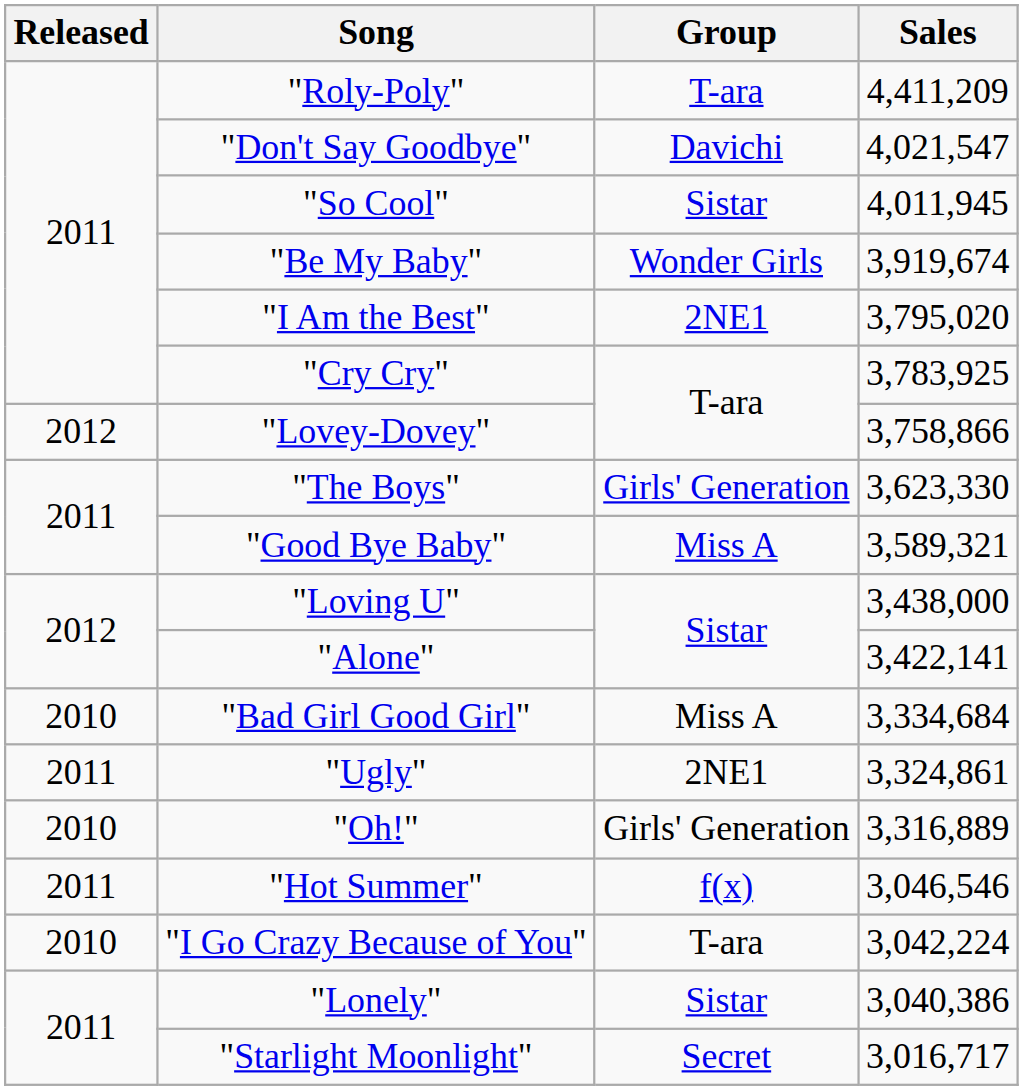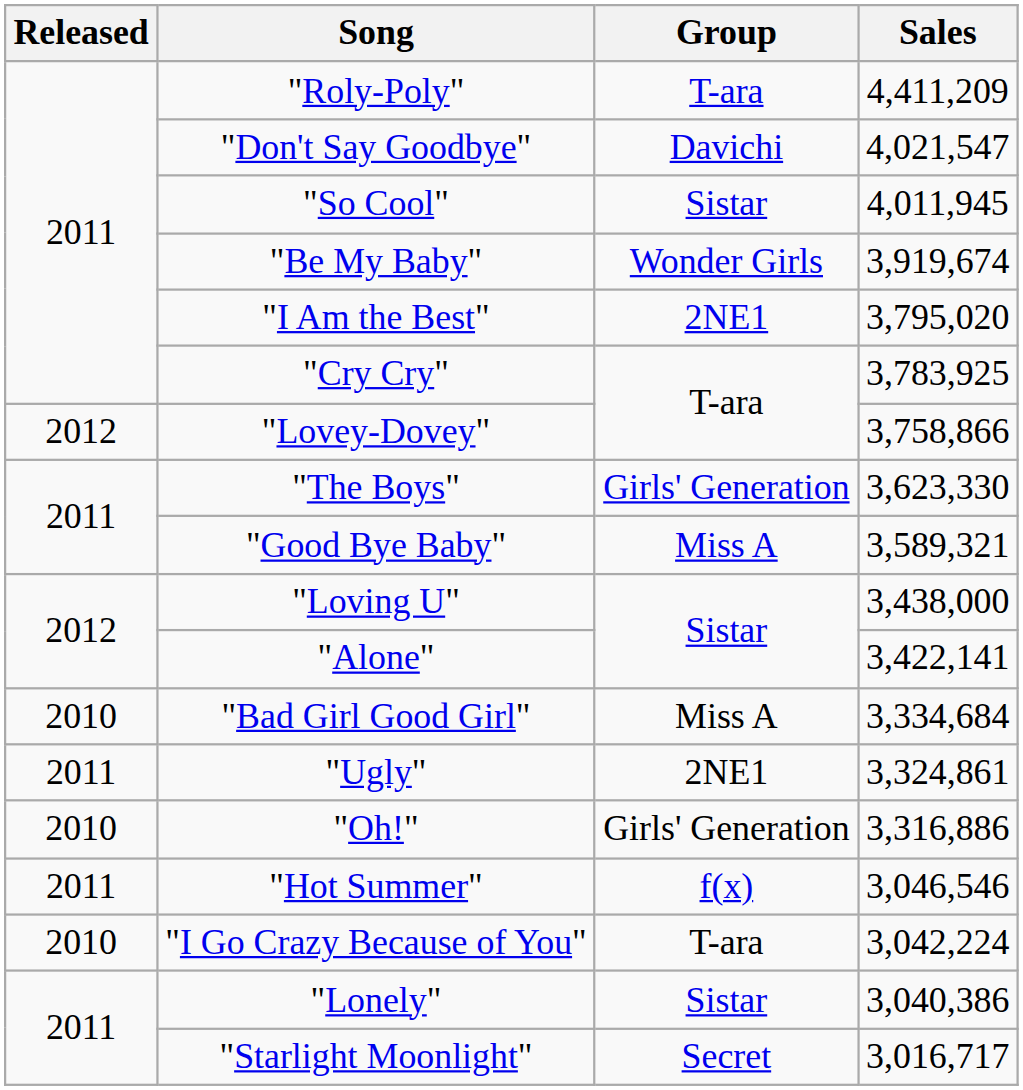(938, 828) 3,316,889 -> (938, 828) 3,316,886
